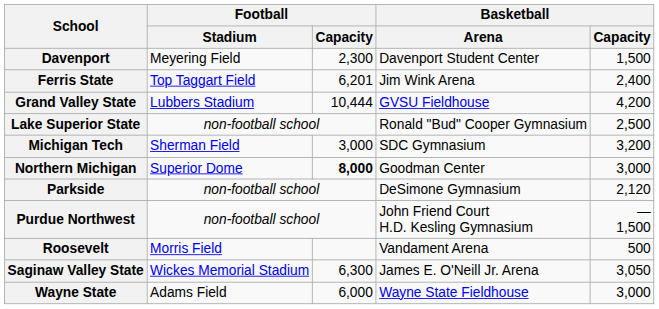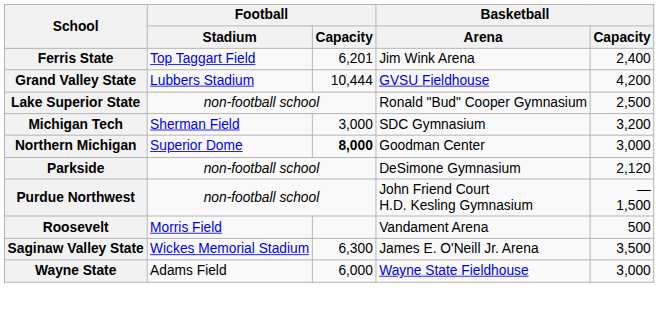- row: (76, 59)
(634, 270) 3,050 -> (634, 249) 3,500
